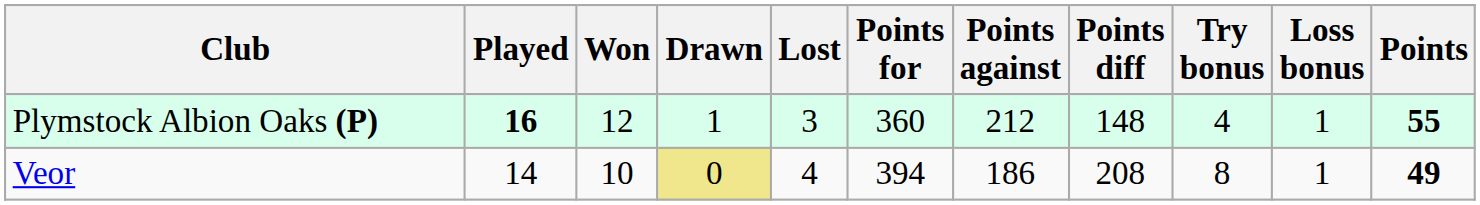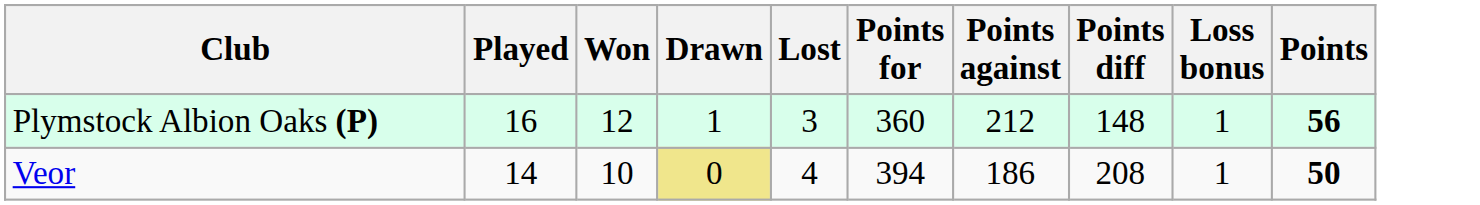- column: (1222, 49)
(521, 120) bold -> (521, 120) normal
(1424, 120) 55 -> (1324, 120) 56
(1424, 173) 49 -> (1324, 173) 50
